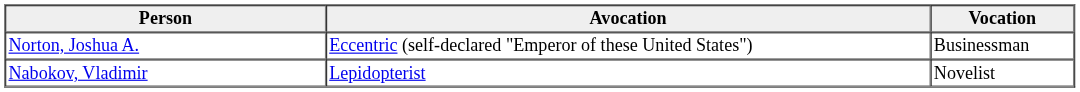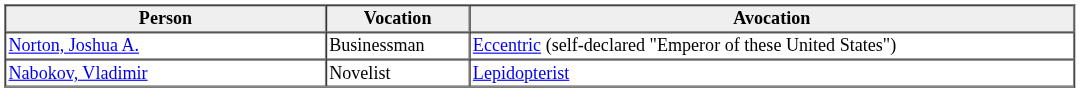columns swapped: (628, 18) <-> (1002, 18)
